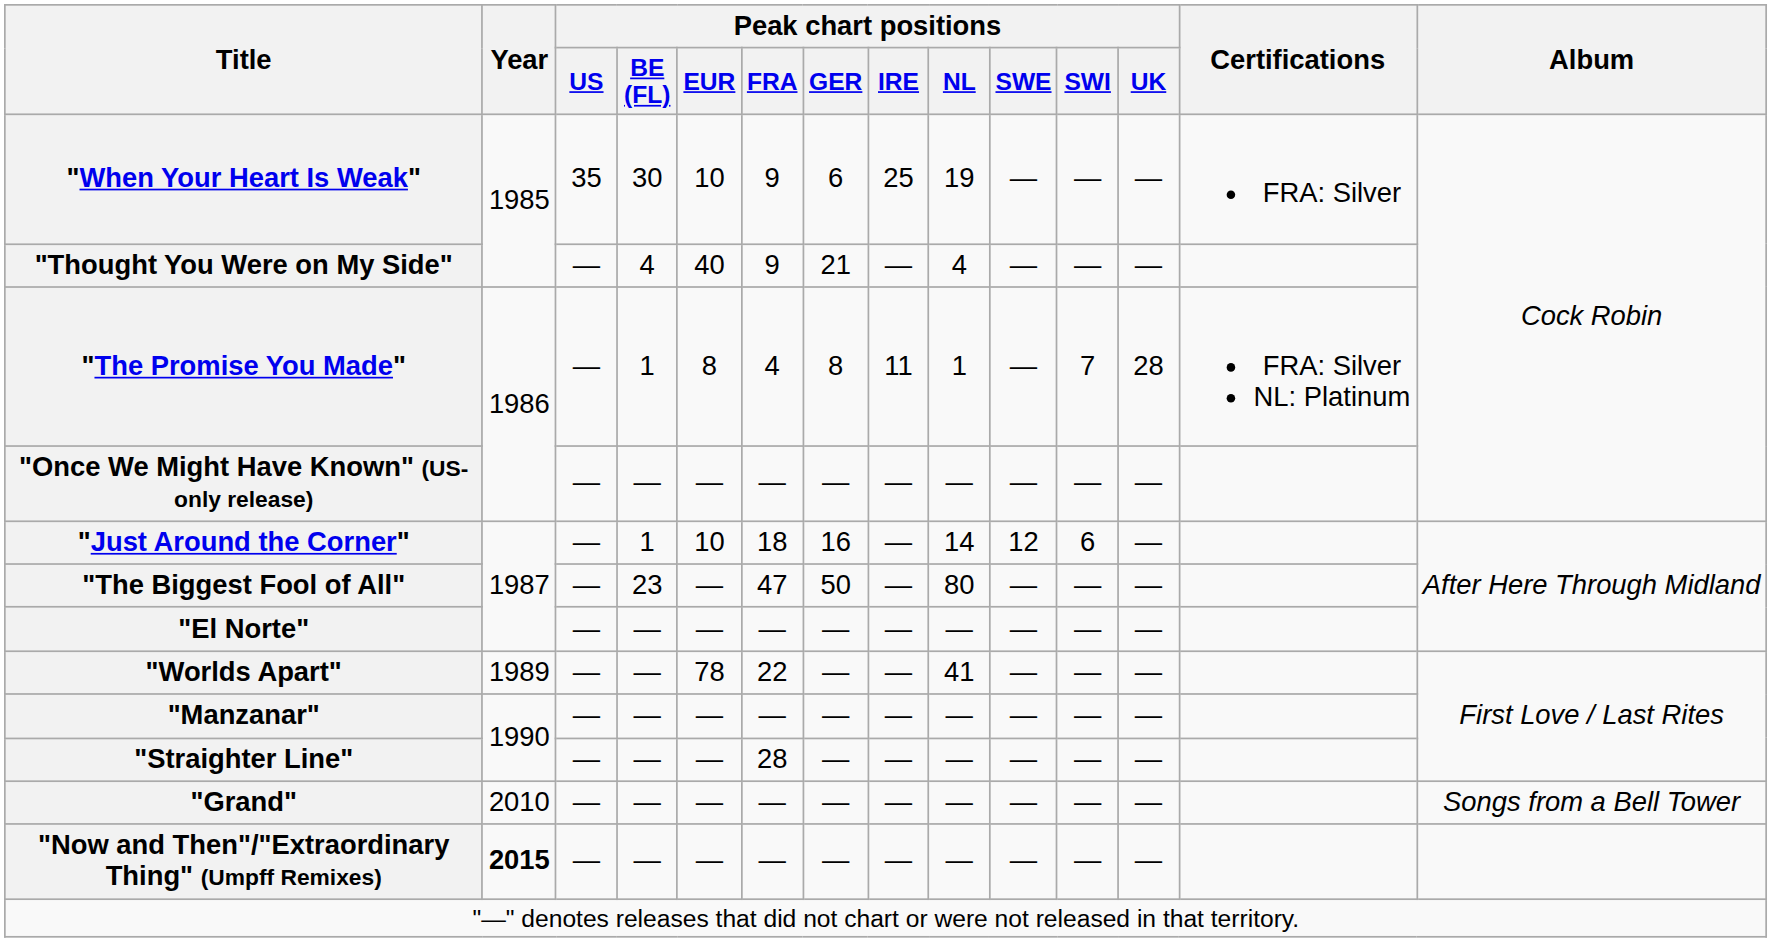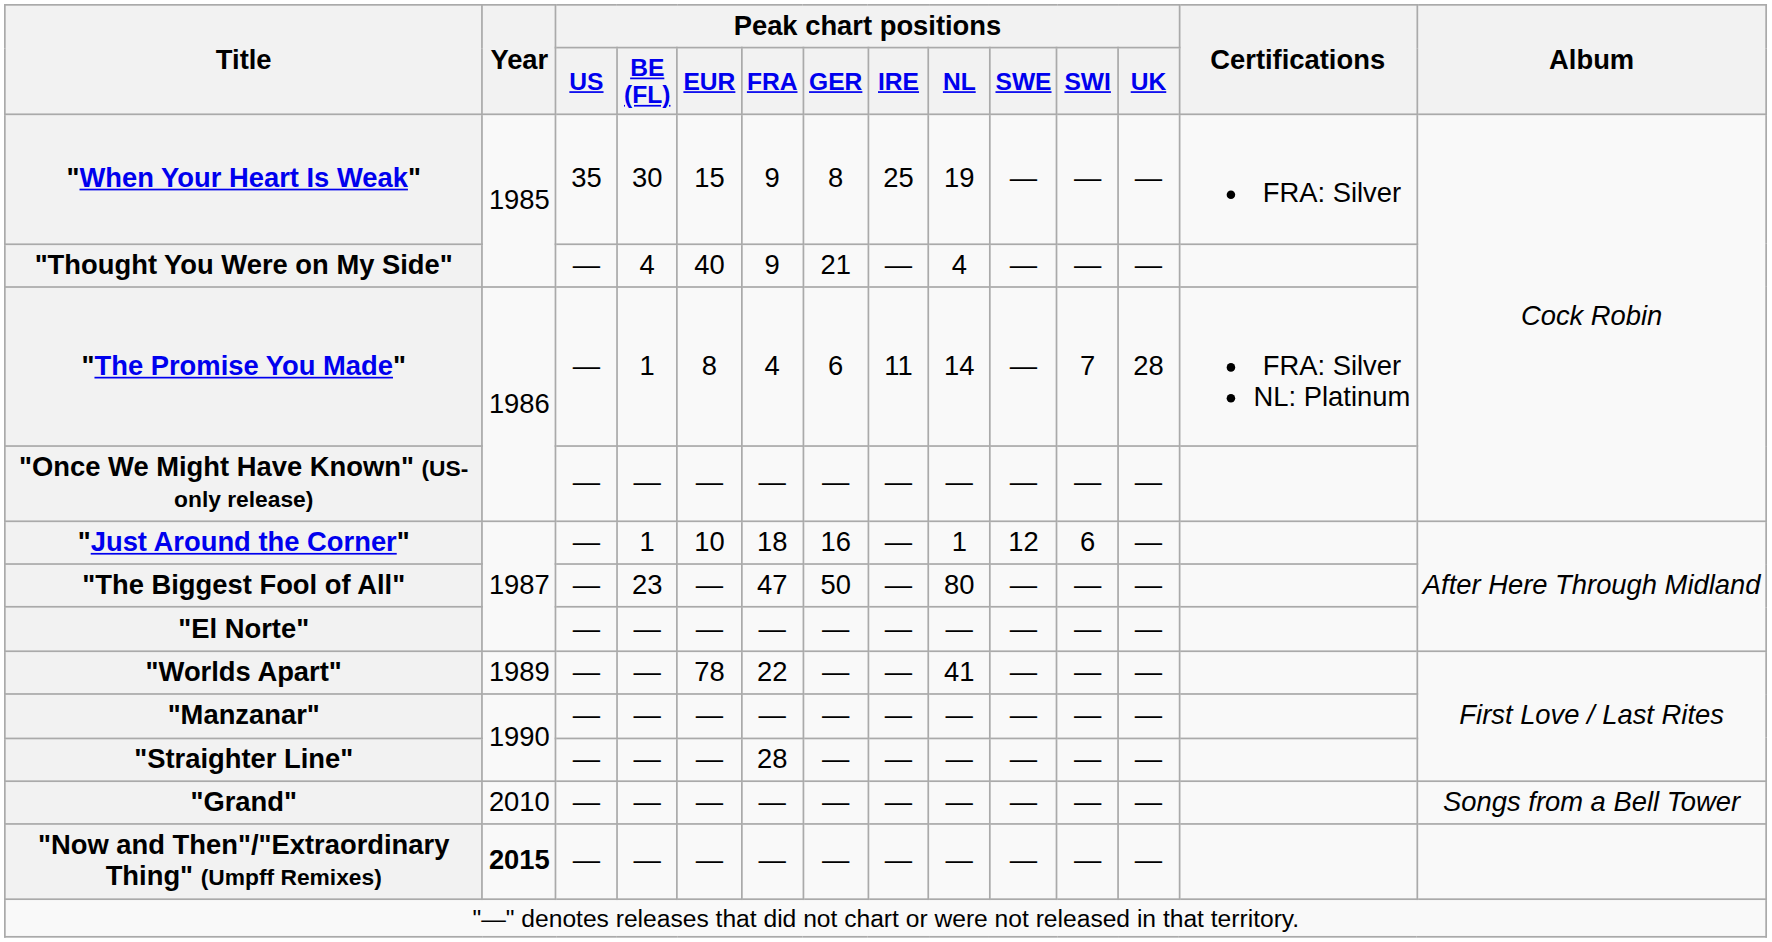(709, 178) 10 -> (709, 178) 15
(836, 178) 6 -> (836, 178) 8
(836, 366) 8 -> (836, 366) 6
(959, 366) 1 -> (959, 366) 14
(959, 541) 14 -> (959, 541) 1
